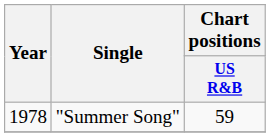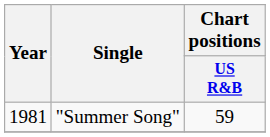(28, 116) 1978 -> (28, 116) 1981
